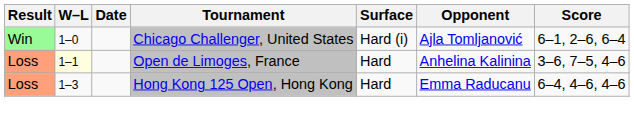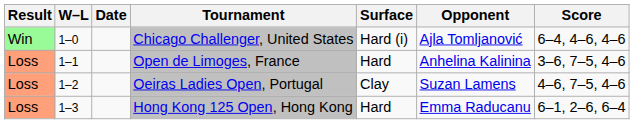(582, 38) 6–1, 2–6, 6–4 -> (582, 38) 6–4, 4–6, 4–6
(68, 62) lightyellow background -> (68, 62) no background
+ row: (228, 84)
(582, 84) 6–4, 4–6, 4–6 -> (582, 107) 6–1, 2–6, 6–4
